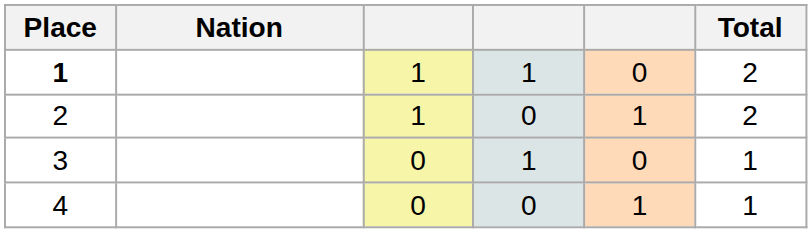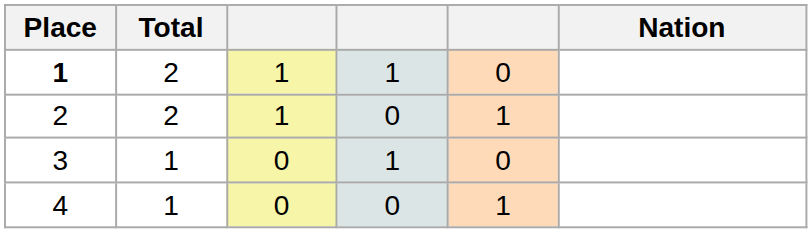columns swapped: (239, 28) <-> (750, 28)
